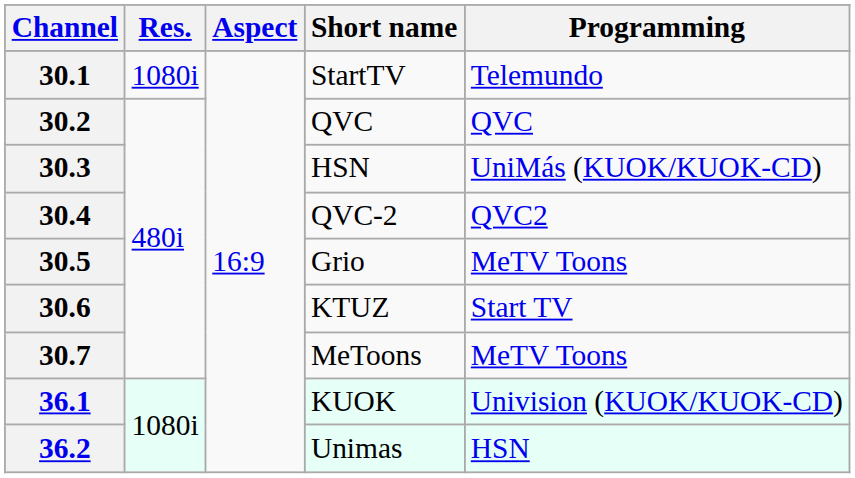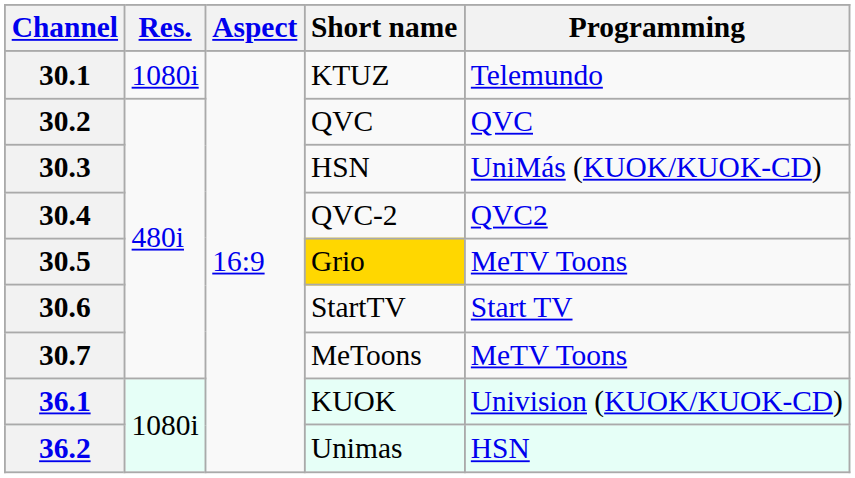(358, 74) StartTV -> (350, 74) KTUZ
(338, 261) no background -> (338, 261) gold background
(350, 307) KTUZ -> (358, 307) StartTV
